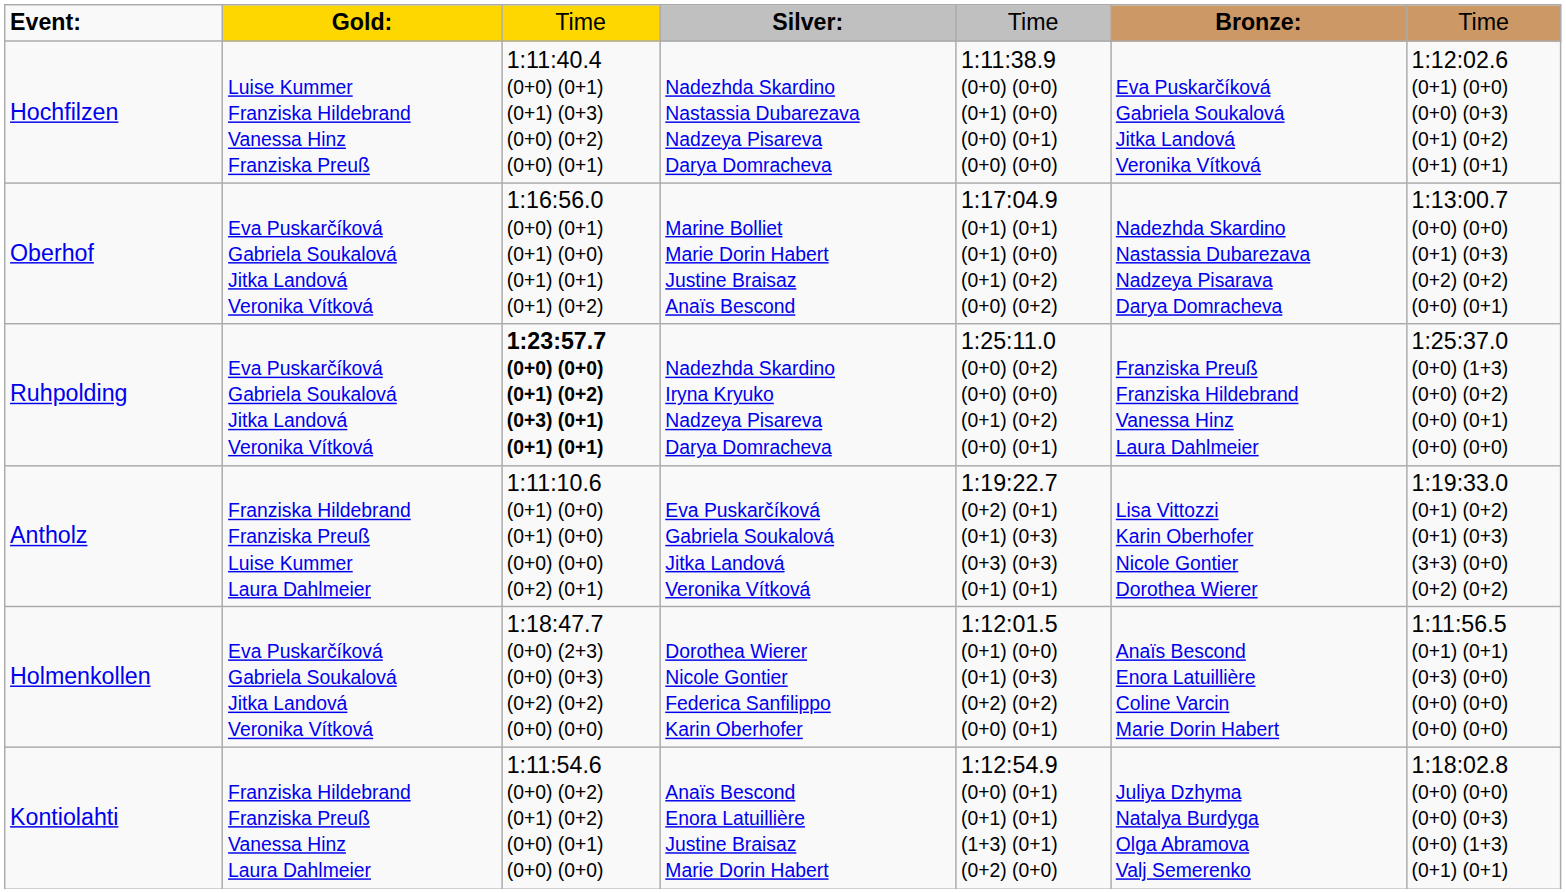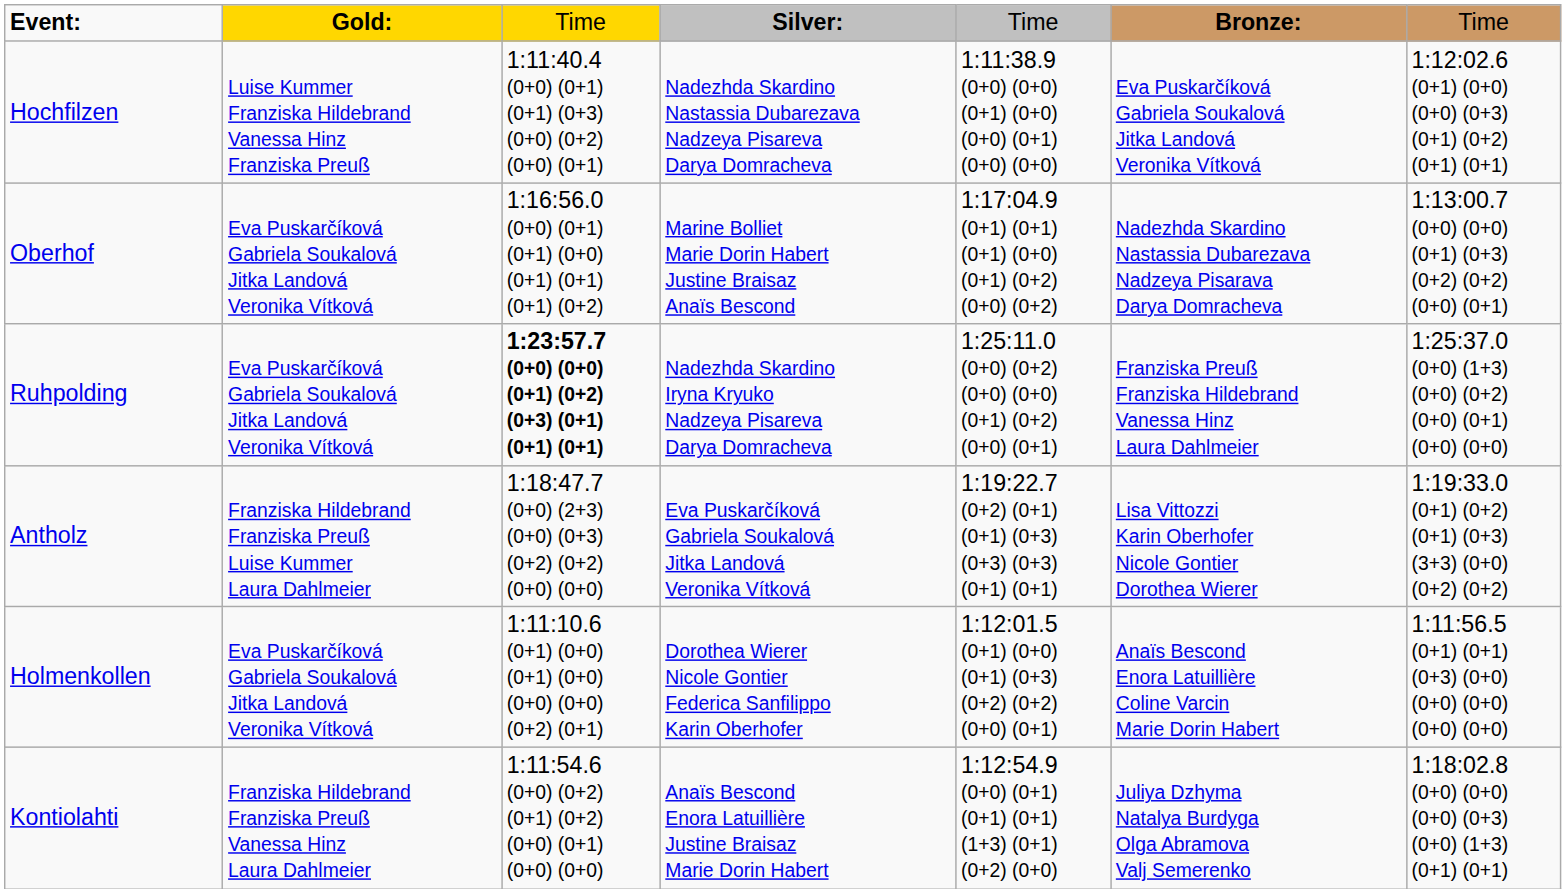(555, 535) 1:11:10.6 (0+1) (0+0) (0+1) (0+0) (0+0) (0+0) (0+2) (0+1) -> (555, 535) 1:18:47.7 (0+0) (2+3) (0+0) (0+3) (0+2) (0+2) (0+0) (0+0)
(555, 676) 1:18:47.7 (0+0) (2+3) (0+0) (0+3) (0+2) (0+2) (0+0) (0+0) -> (555, 676) 1:11:10.6 (0+1) (0+0) (0+1) (0+0) (0+0) (0+0) (0+2) (0+1)
